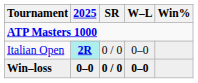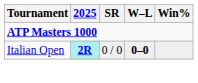(140, 50) normal -> (140, 50) bold
- row: (29, 68)
